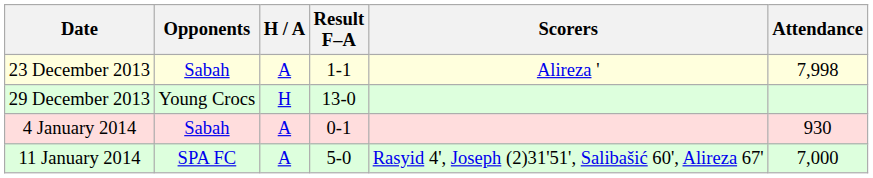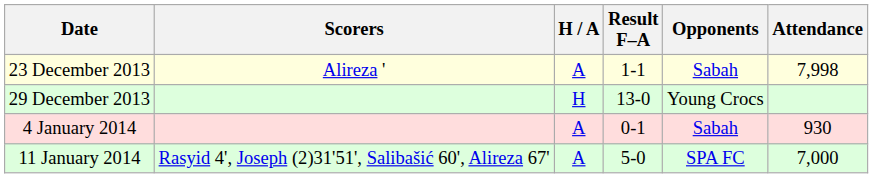columns swapped: (207, 29) <-> (568, 29)
